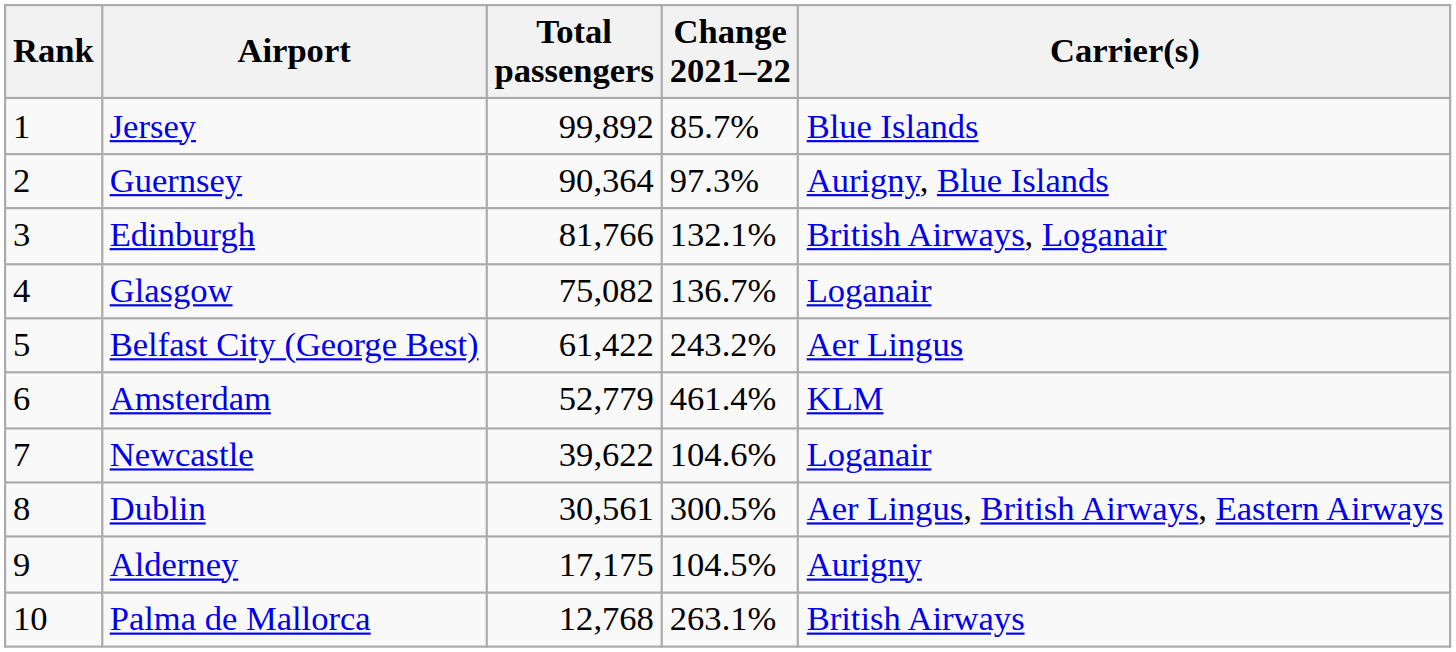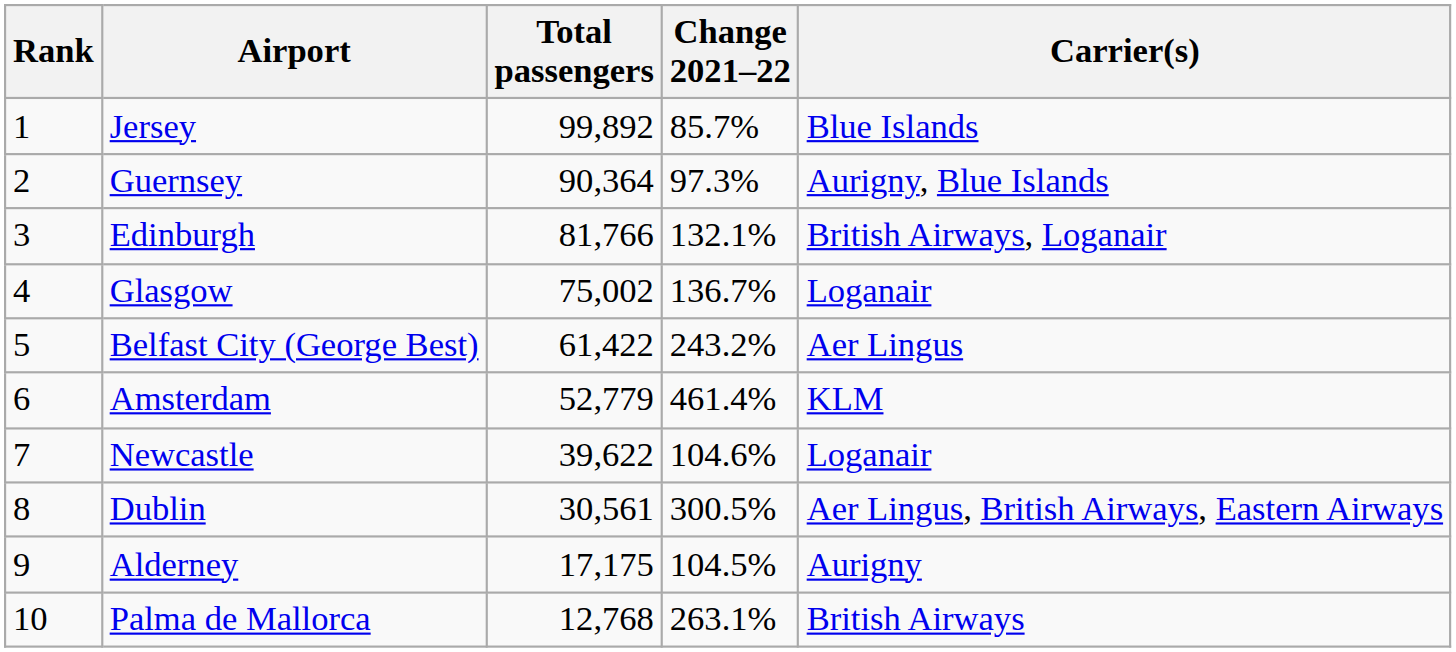(606, 290) 75,082 -> (606, 290) 75,002
